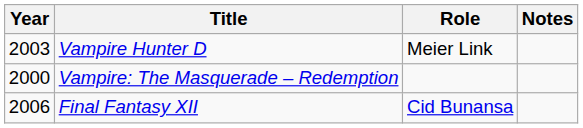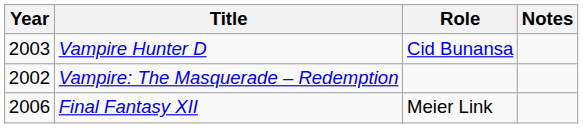(450, 48) Meier Link -> (460, 48) Cid Bunansa
(30, 78) 2000 -> (30, 78) 2002
(460, 107) Cid Bunansa -> (450, 107) Meier Link
